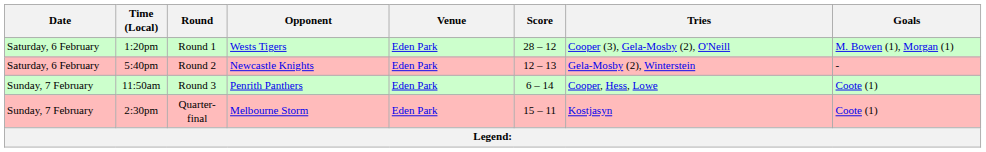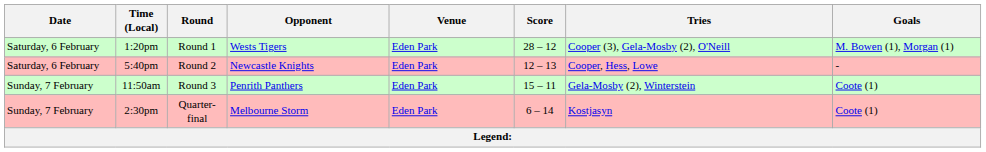(632, 66) Gela-Mosby (2), Winterstein -> (613, 66) Cooper, Hess, Lowe
(540, 85) 6 – 14 -> (540, 85) 15 – 11
(613, 85) Cooper, Hess, Lowe -> (632, 85) Gela-Mosby (2), Winterstein
(540, 111) 15 – 11 -> (540, 111) 6 – 14
